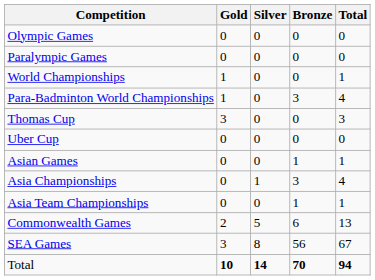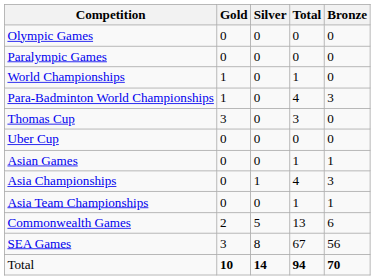columns swapped: (312, 14) <-> (353, 14)
